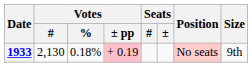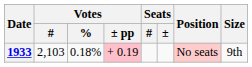(51, 52) 2,130 -> (51, 52) 2,103
